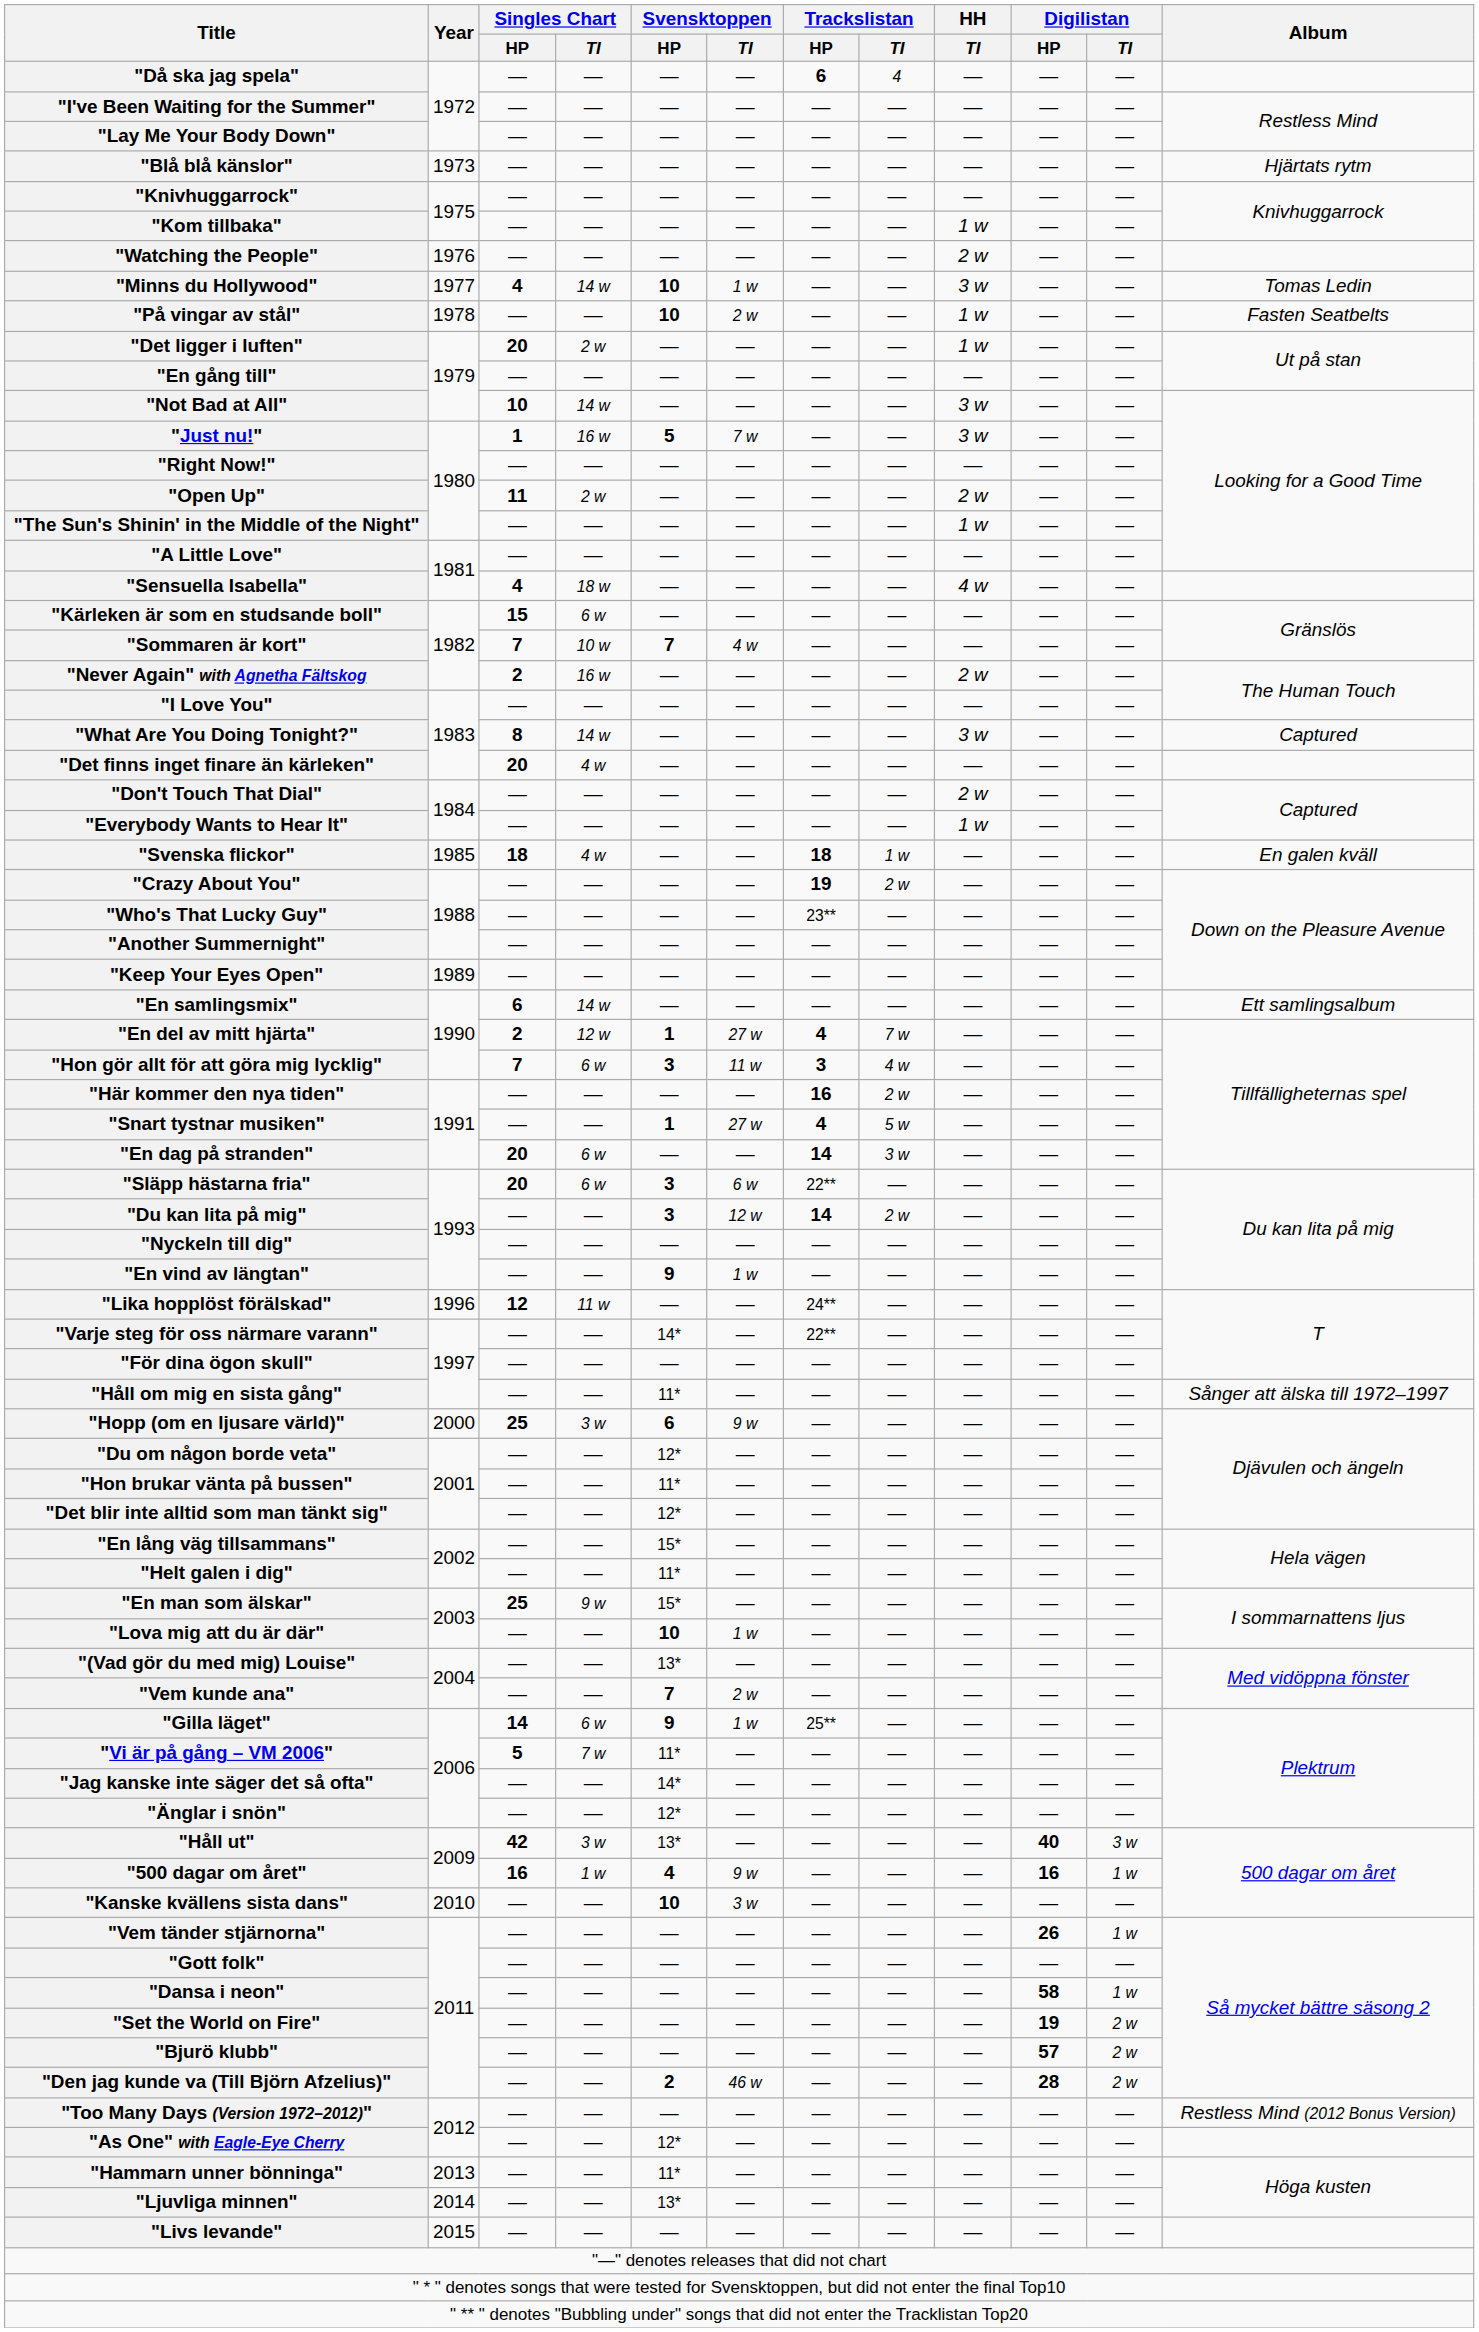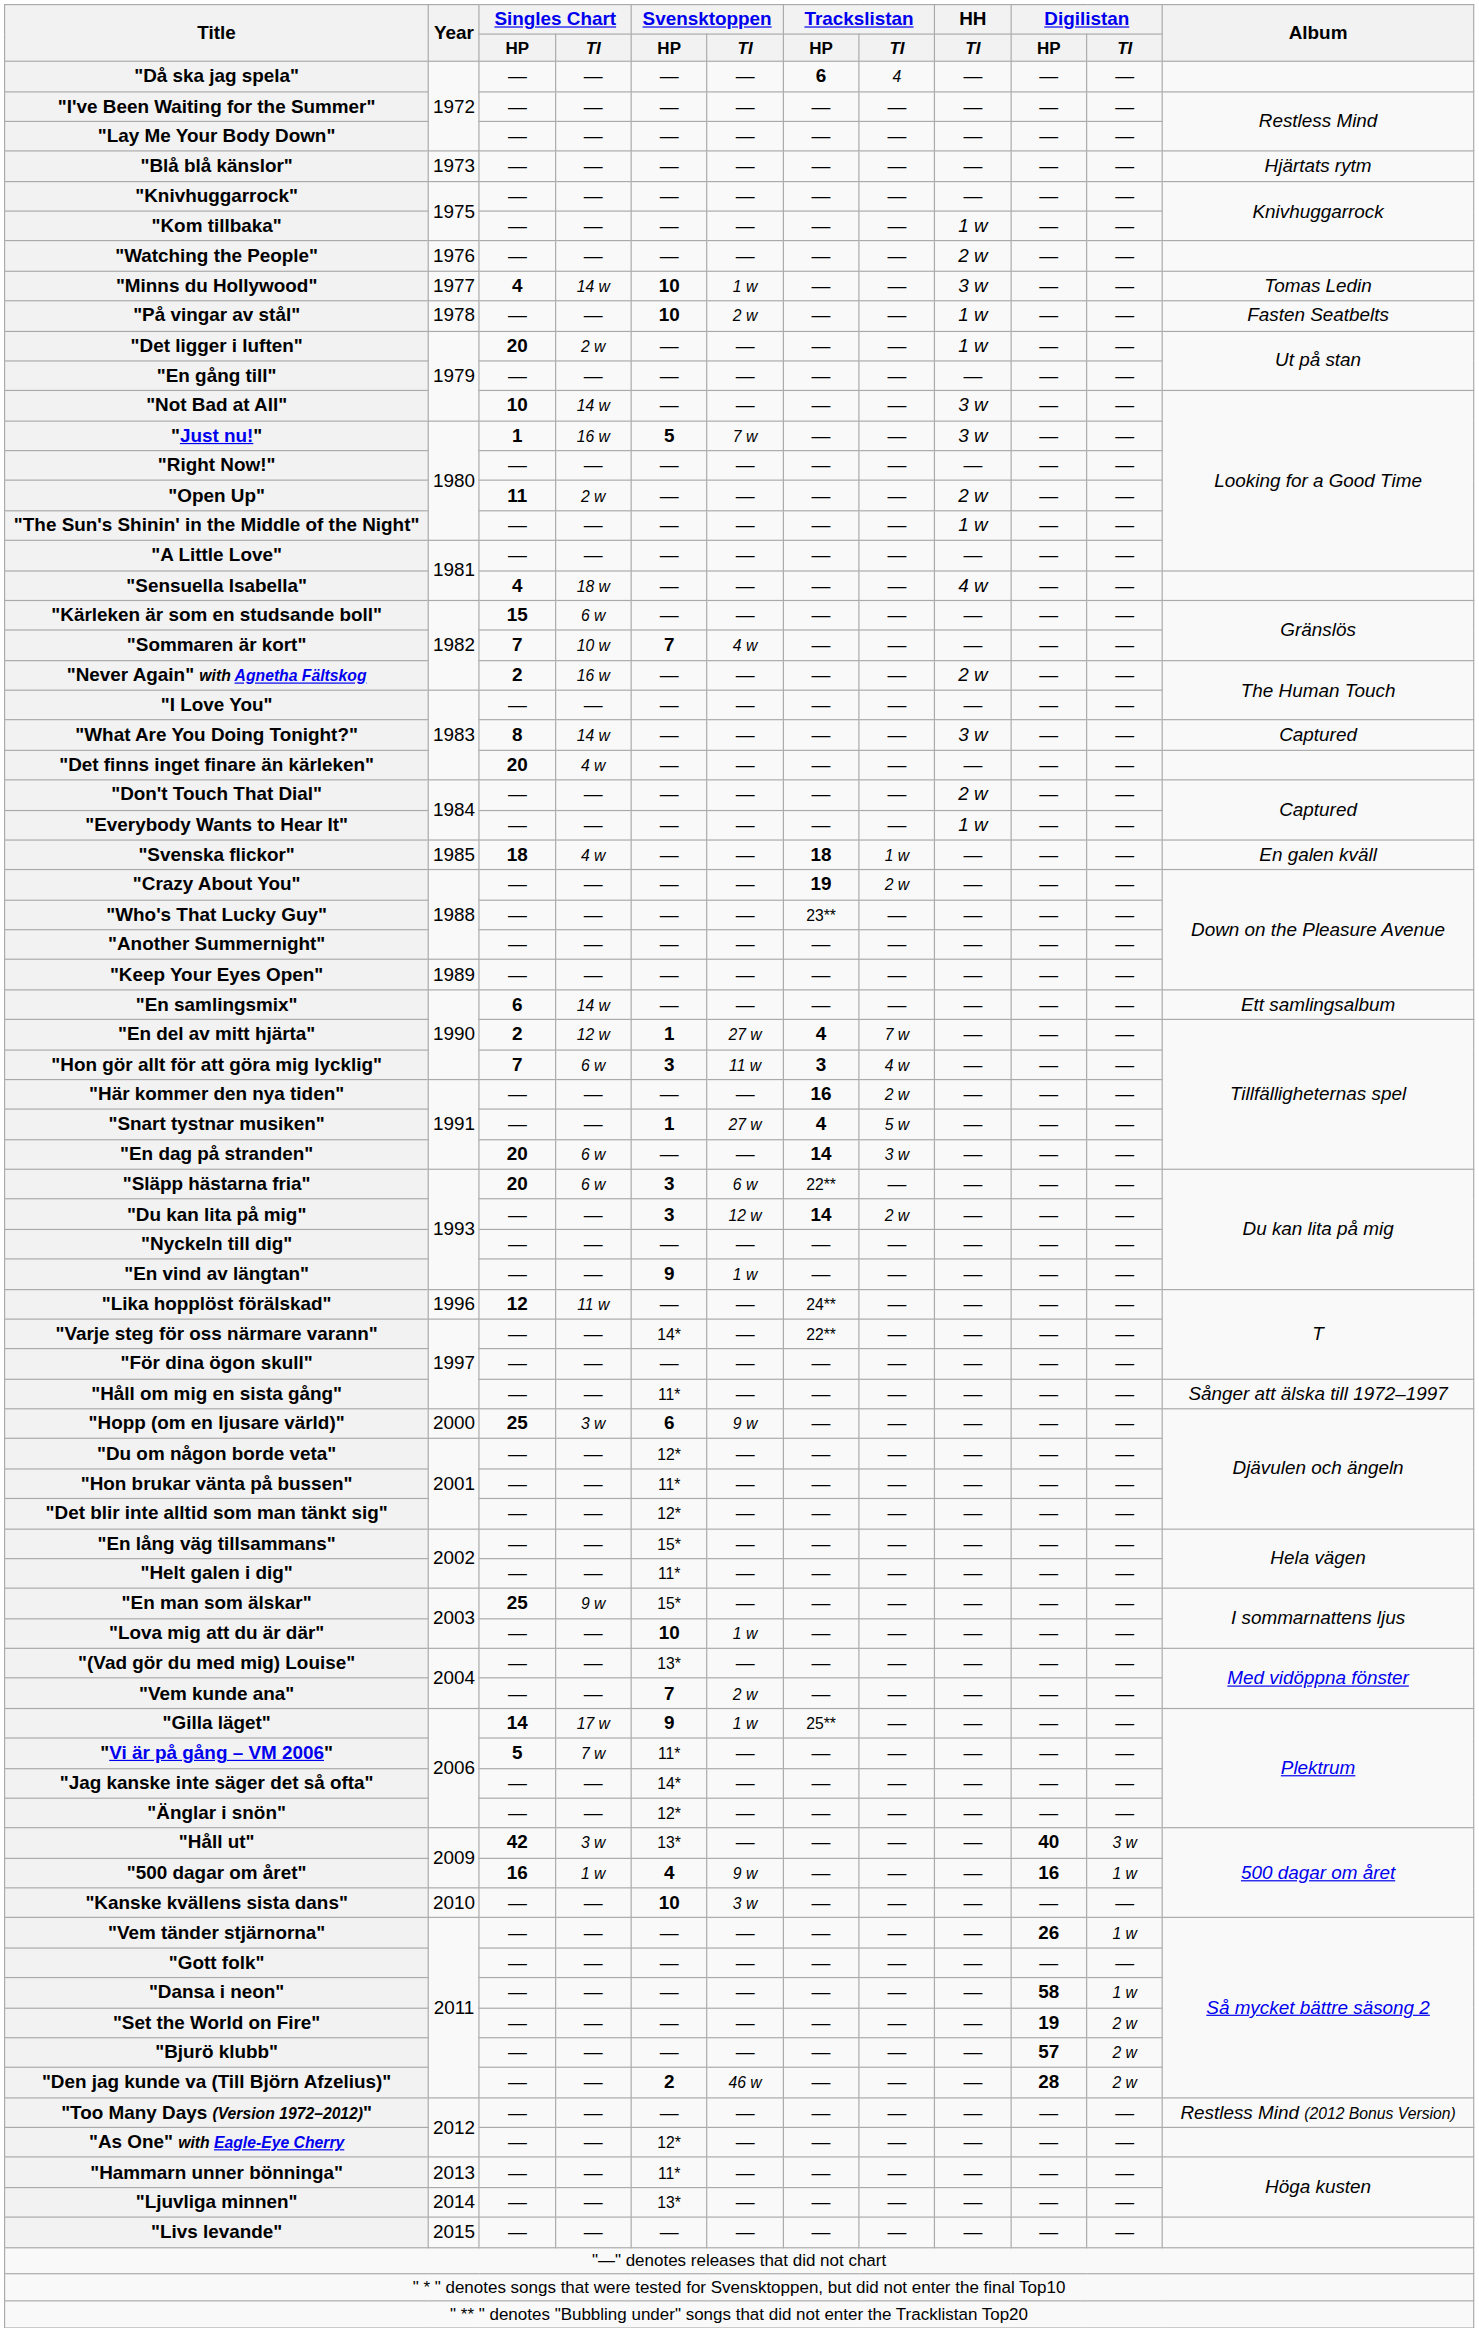(593, 1724) 6 w -> (593, 1724) 17 w
